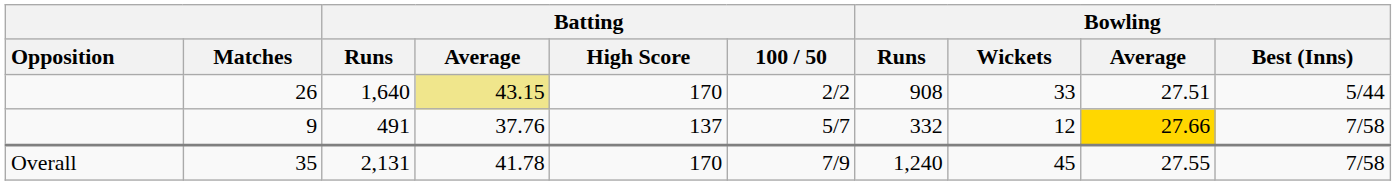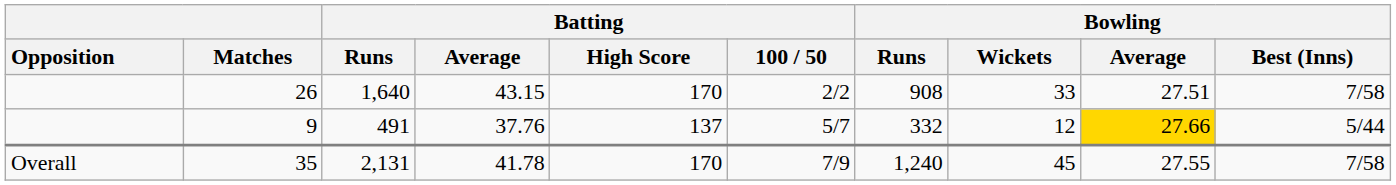(520, 91) khaki background -> (520, 91) no background
(1365, 91) 5/44 -> (1365, 91) 7/58
(1365, 126) 7/58 -> (1365, 126) 5/44
